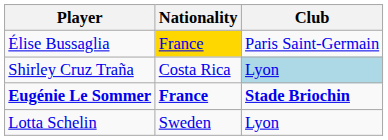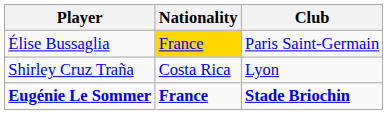(262, 69) lightblue background -> (262, 69) no background
- row: (52, 122)
